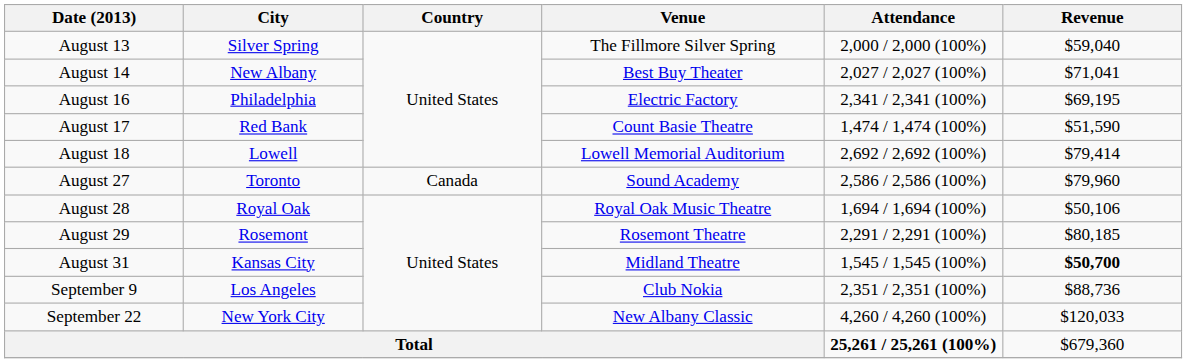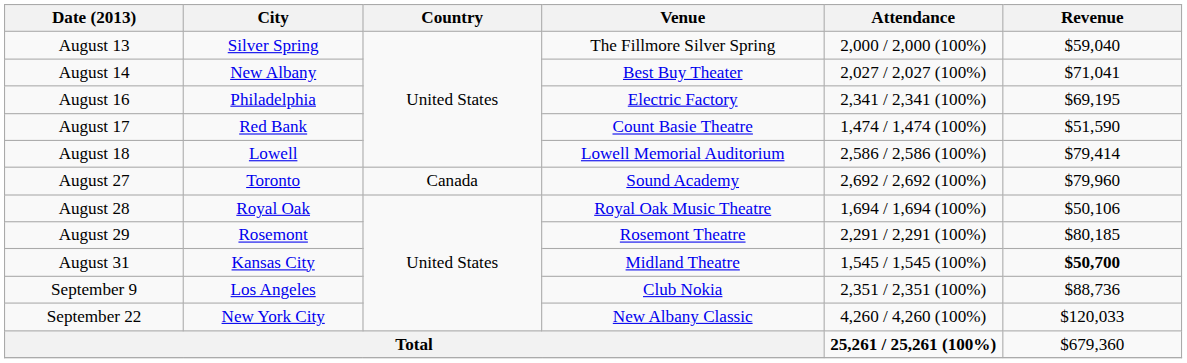(913, 153) 2,692 / 2,692 (100%) -> (913, 153) 2,586 / 2,586 (100%)
(913, 180) 2,586 / 2,586 (100%) -> (913, 180) 2,692 / 2,692 (100%)
